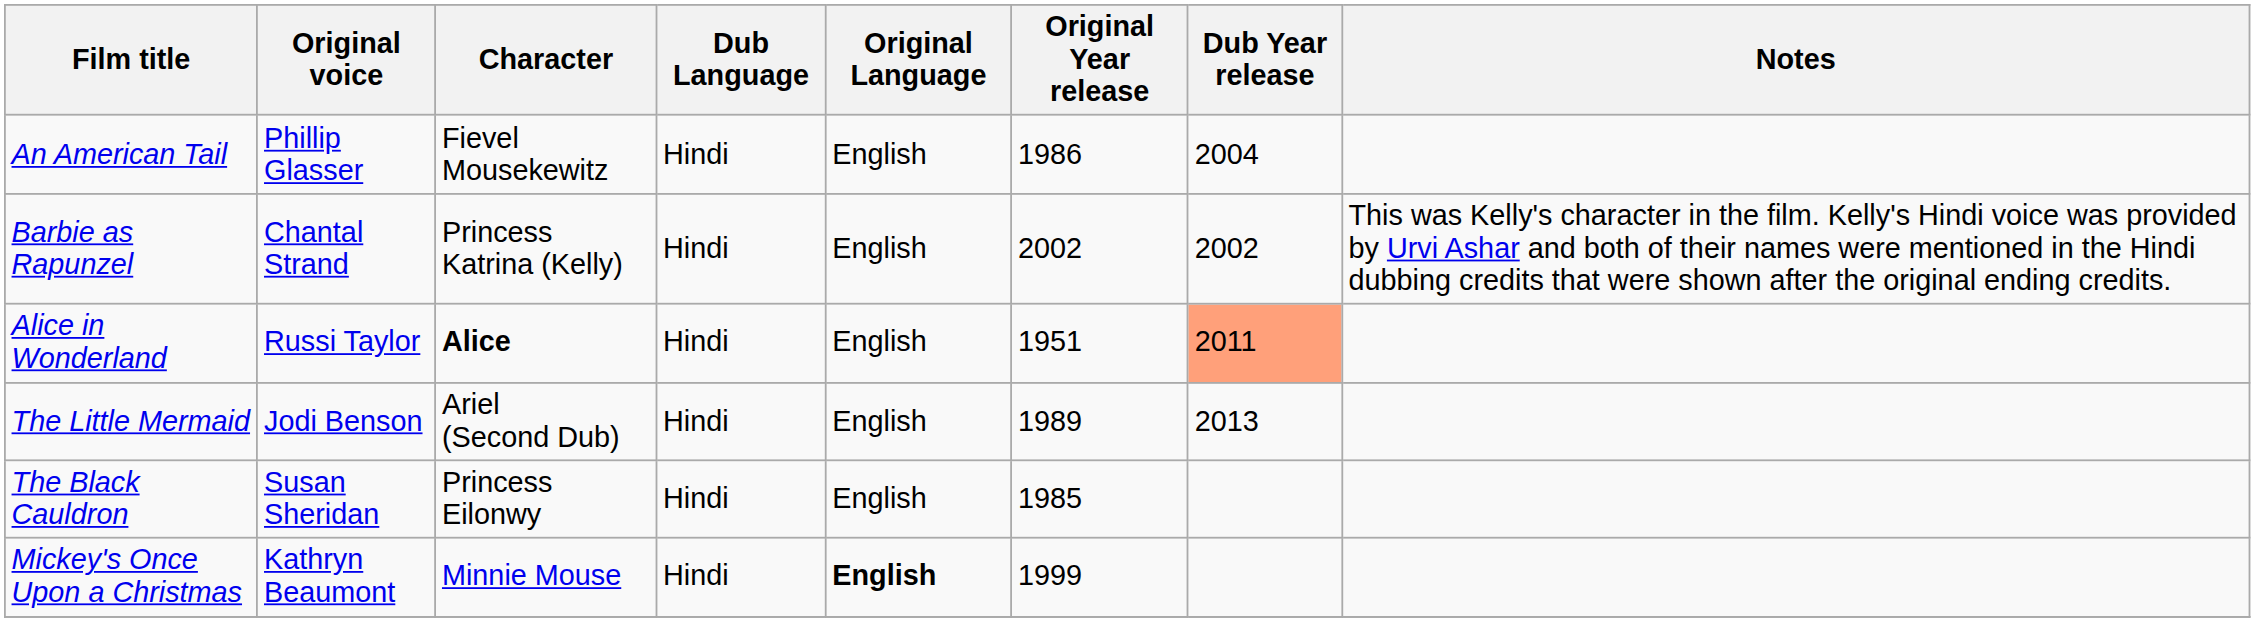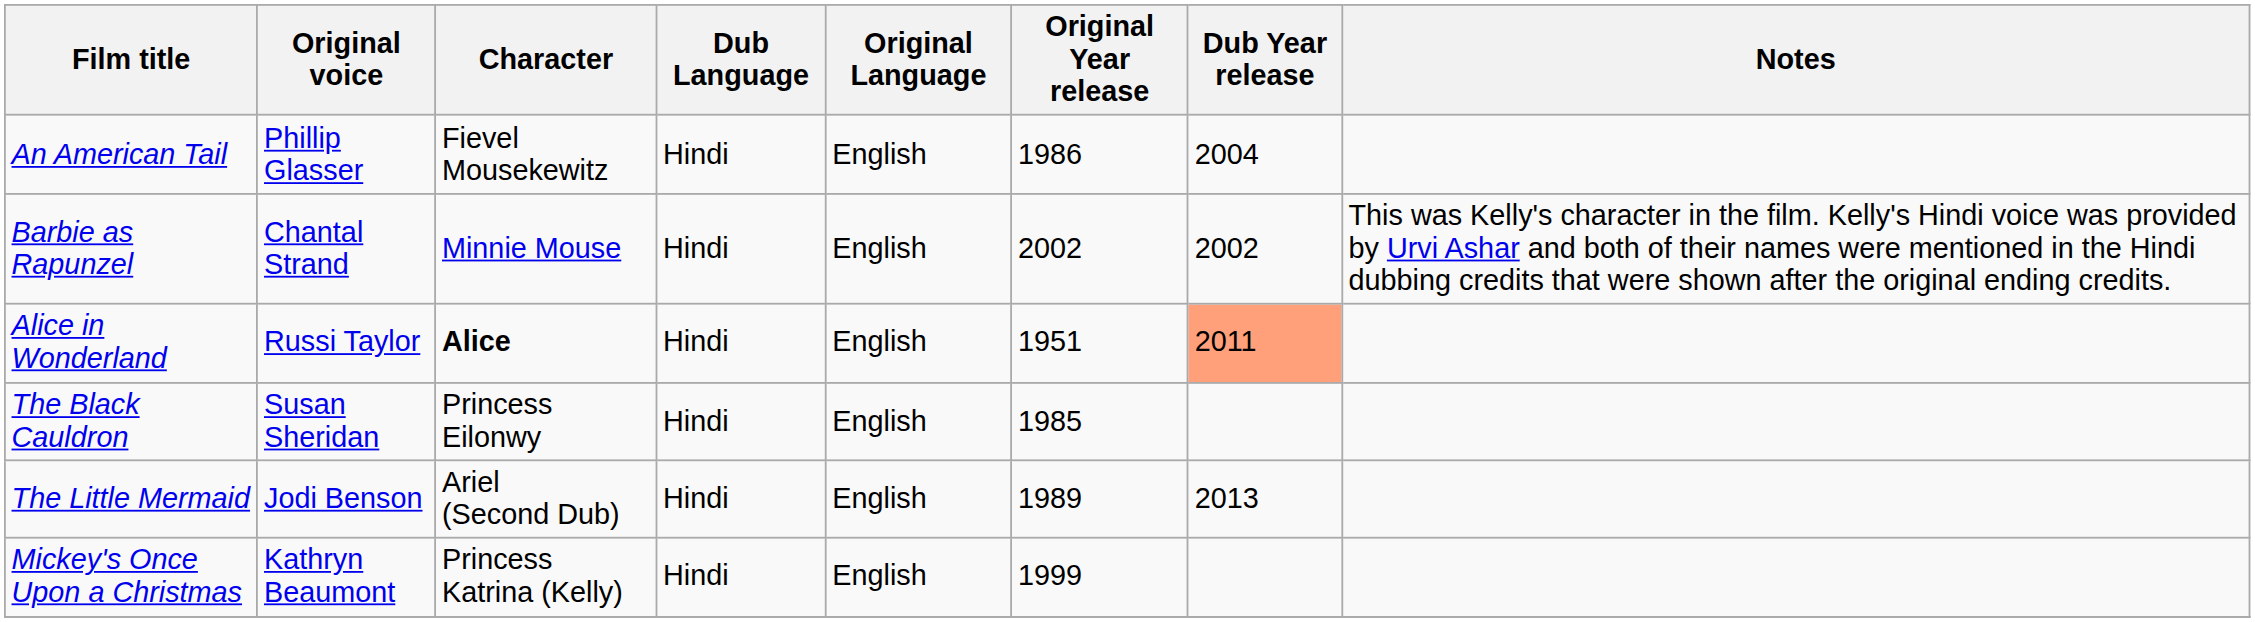(532, 248) Princess Katrina (Kelly) -> (532, 248) Minnie Mouse
rows swapped: (76, 498) <-> (131, 420)
(532, 576) Minnie Mouse -> (532, 576) Princess Katrina (Kelly)
(884, 576) bold -> (879, 576) normal
